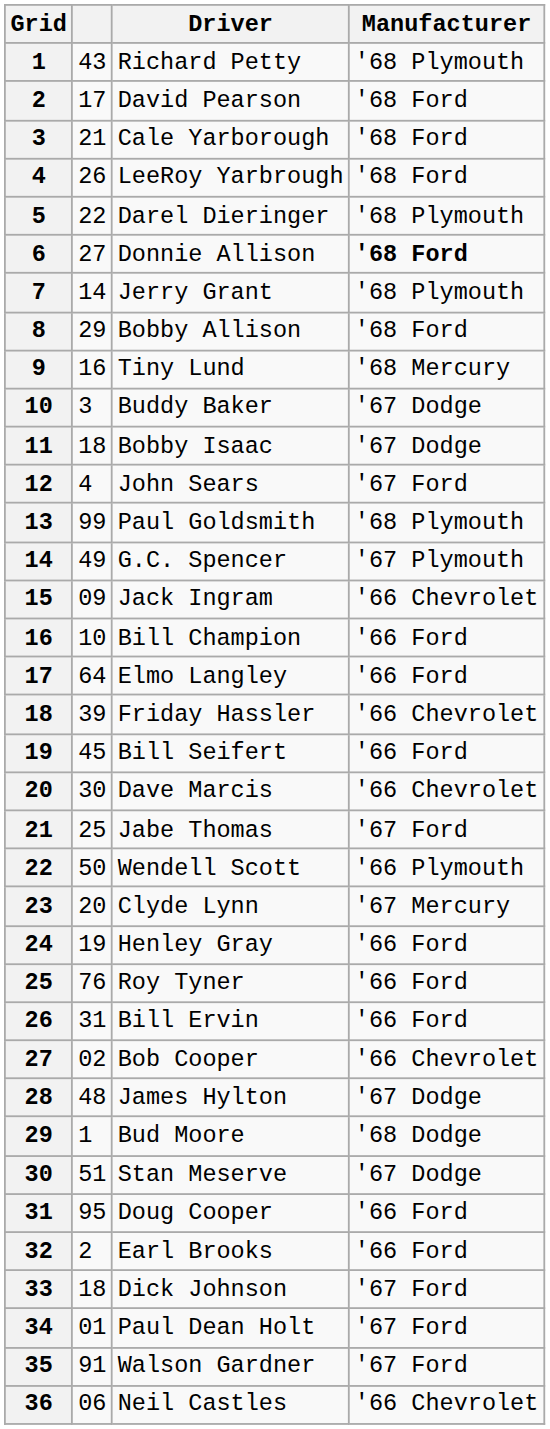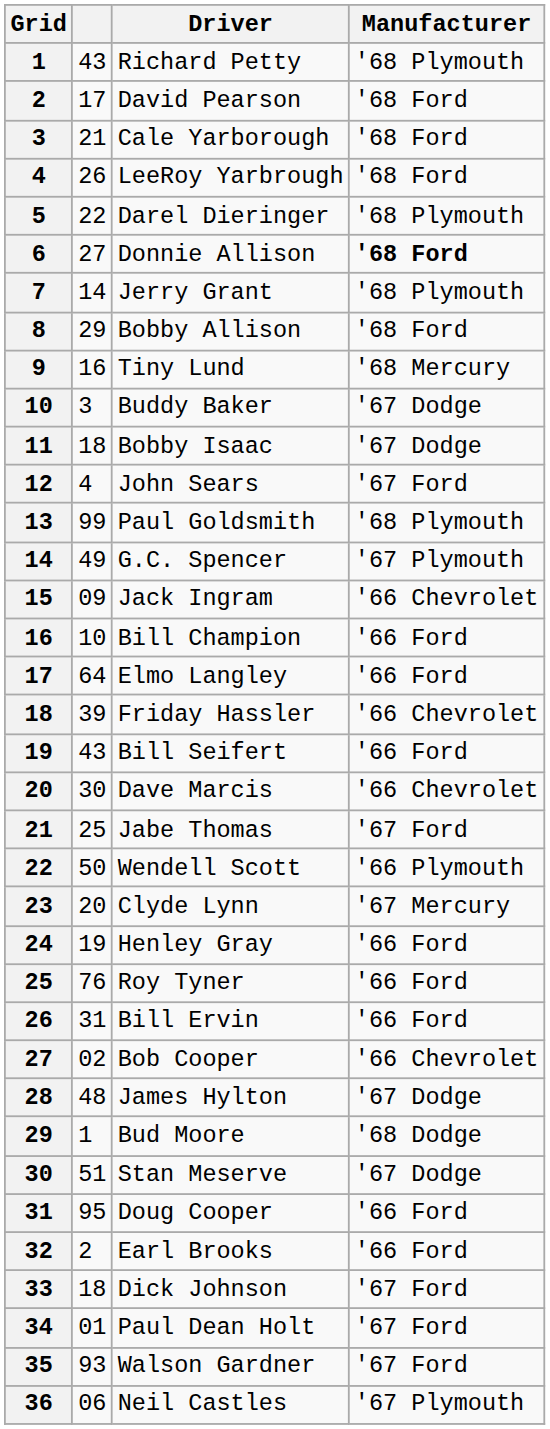(92, 753) 45 -> (92, 753) 43
(92, 1366) 91 -> (92, 1366) 93
(447, 1405) '66 Chevrolet -> (440, 1405) '67 Plymouth
